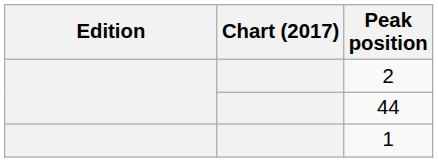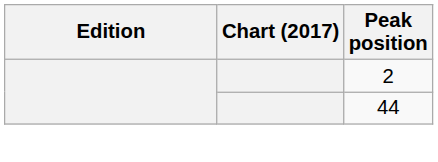- row: (388, 140)
